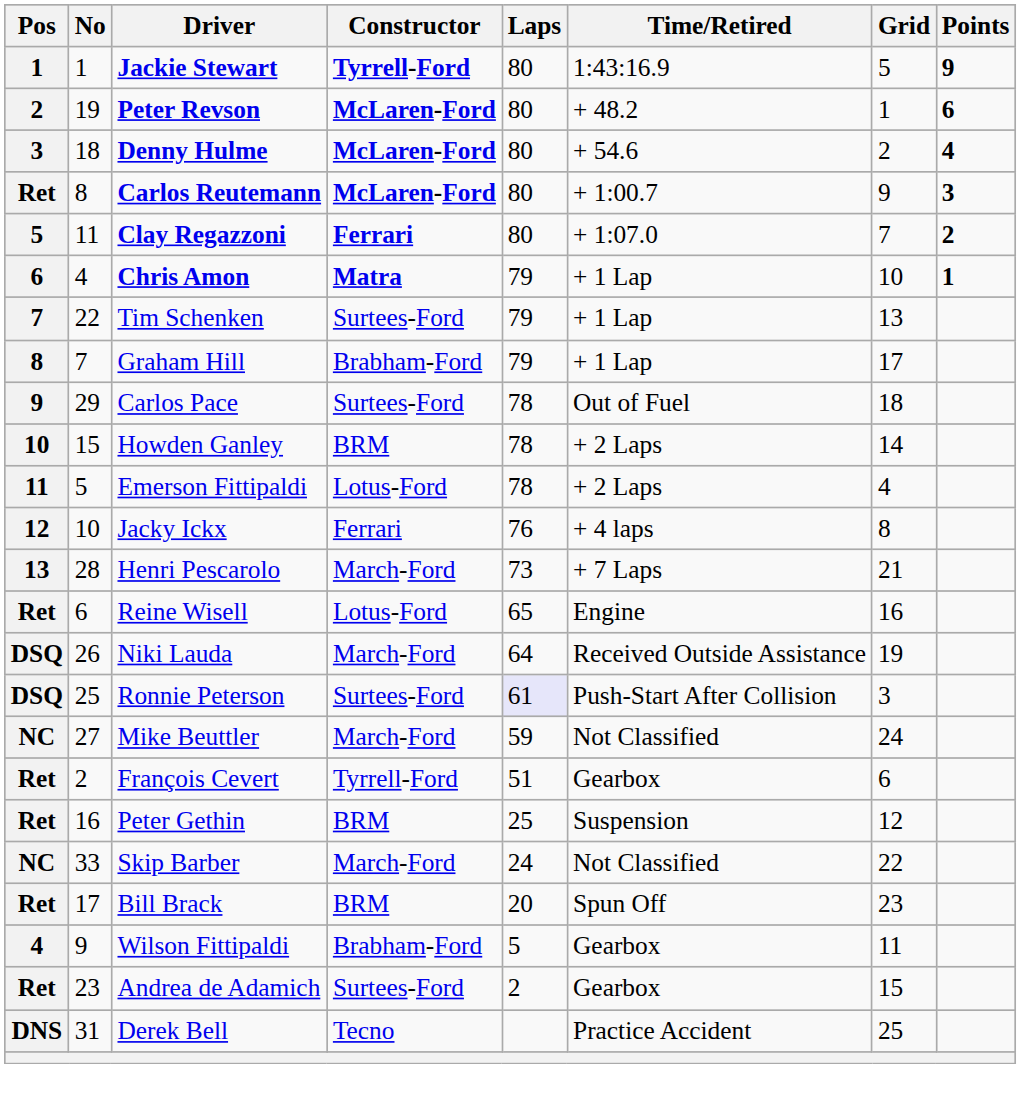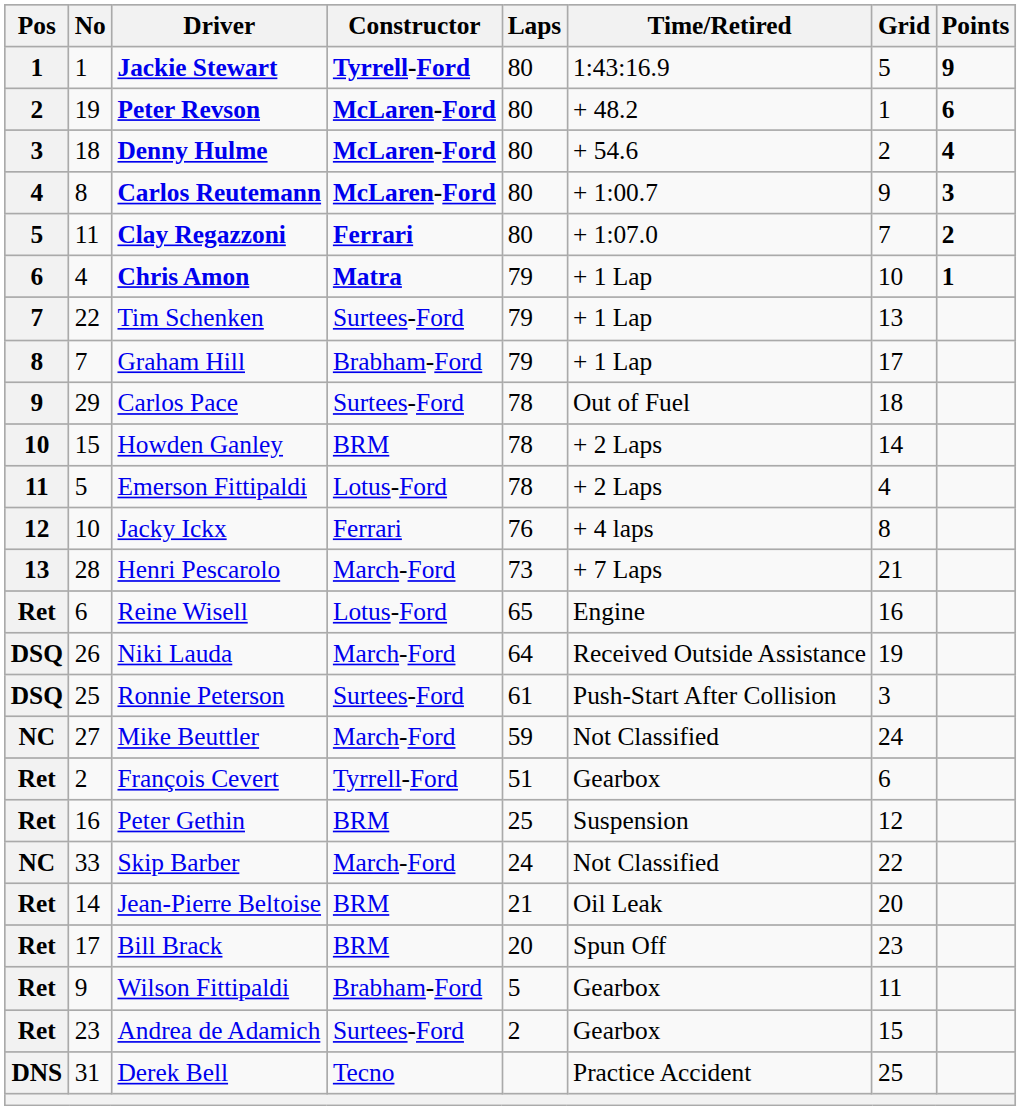(37, 193) Ret -> (37, 193) 4
(520, 695) lavender background -> (520, 695) no background
+ row: (219, 904)
(37, 946) 4 -> (37, 988) Ret
